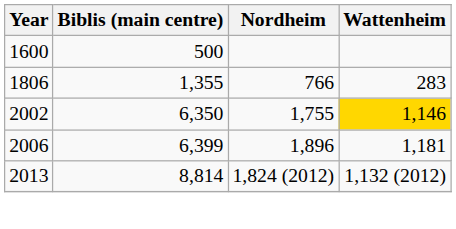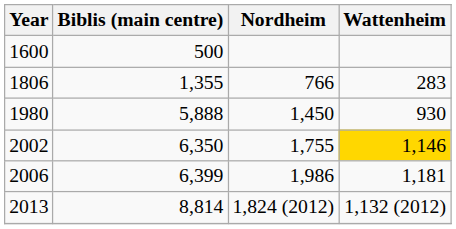+ row: (29, 113)
(312, 144) 1,896 -> (312, 176) 1,986
